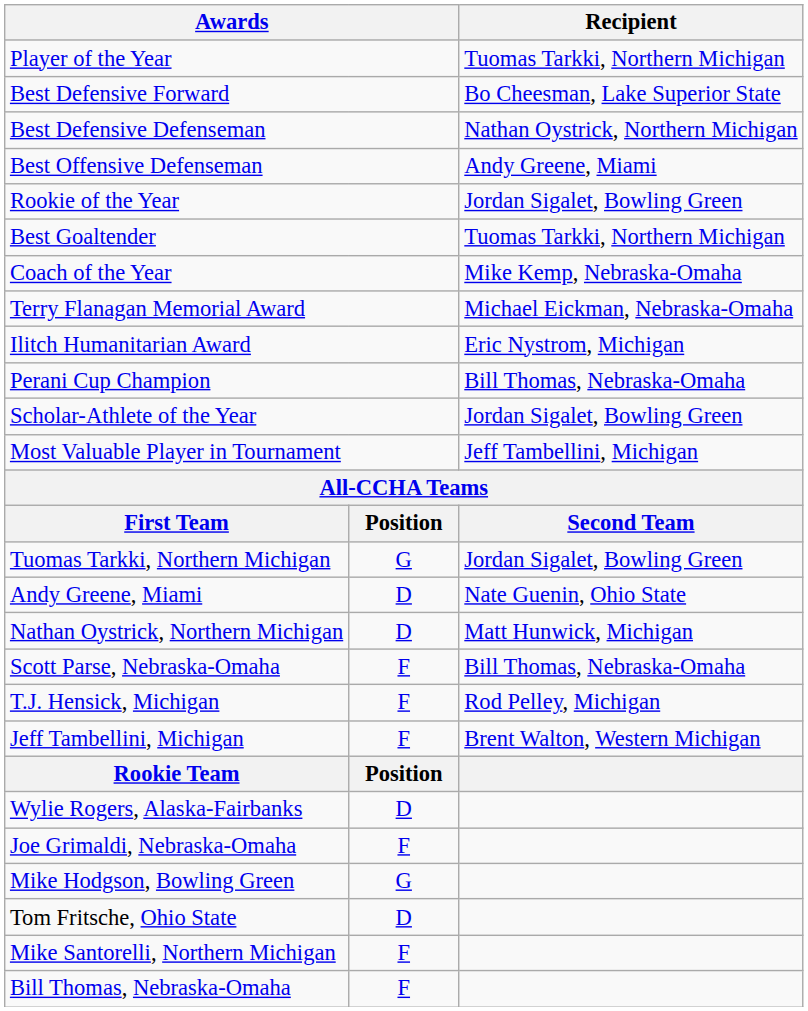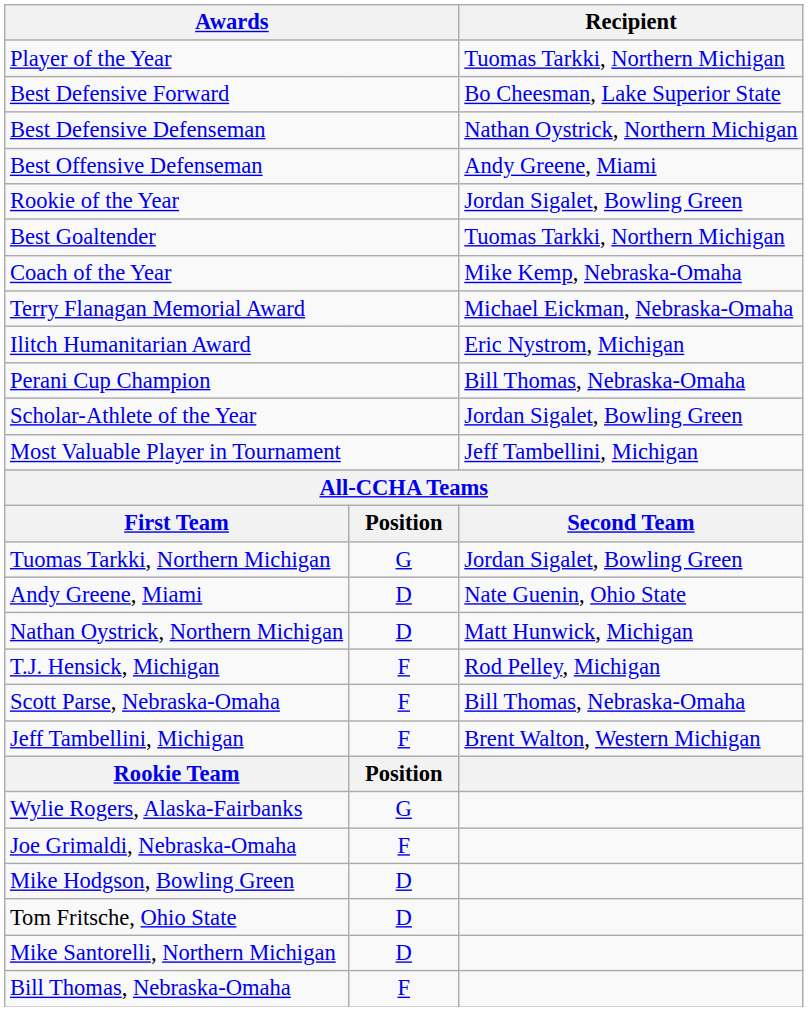rows swapped: (115, 702) <-> (145, 666)
(404, 809) D -> (404, 809) G
(404, 881) G -> (404, 881) D
(404, 952) F -> (404, 952) D
